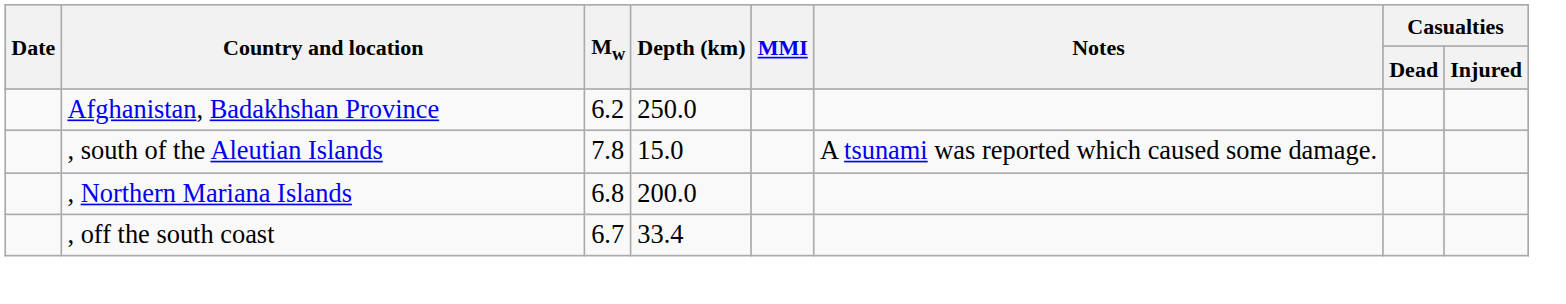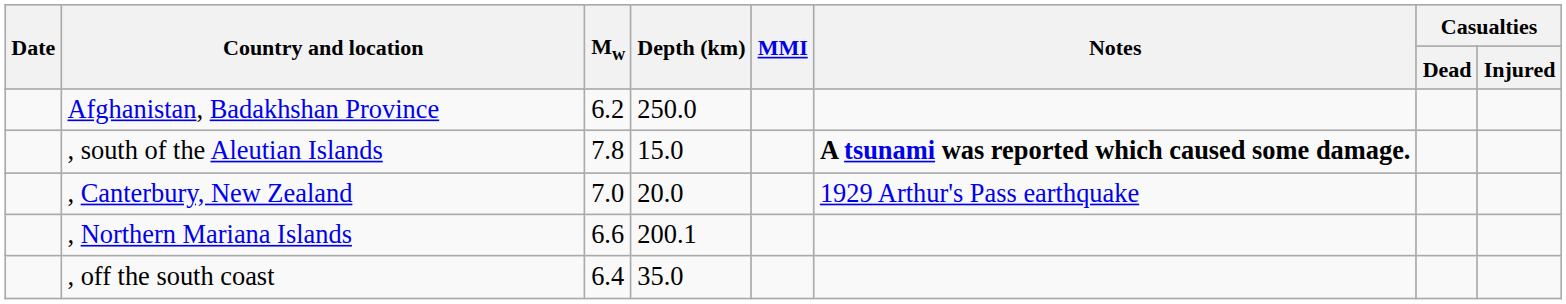(1098, 151) normal -> (1115, 151) bold
+ row: (210, 192)
(608, 192) 6.8 -> (608, 234) 6.6
(667, 192) 200.0 -> (667, 234) 200.1
(608, 234) 6.7 -> (608, 276) 6.4
(660, 234) 33.4 -> (660, 276) 35.0
